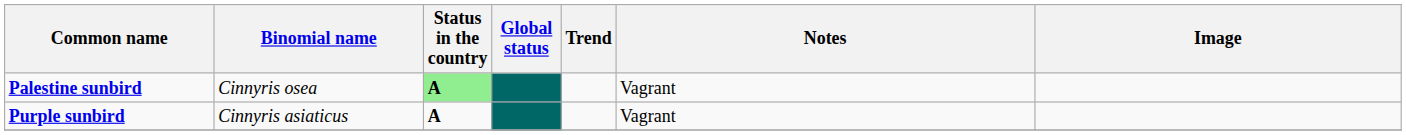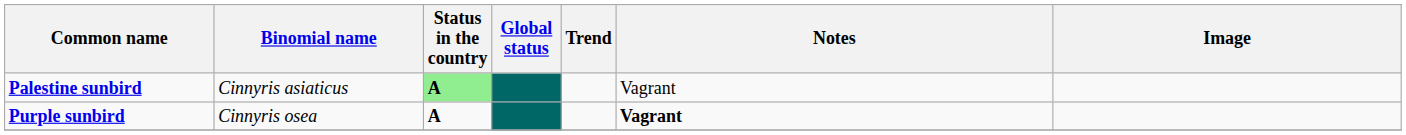(268, 87) Cinnyris osea -> (283, 87) Cinnyris asiaticus
(283, 115) Cinnyris asiaticus -> (268, 115) Cinnyris osea
(648, 115) normal -> (651, 115) bold
